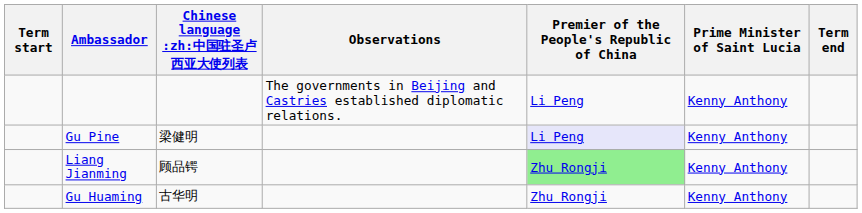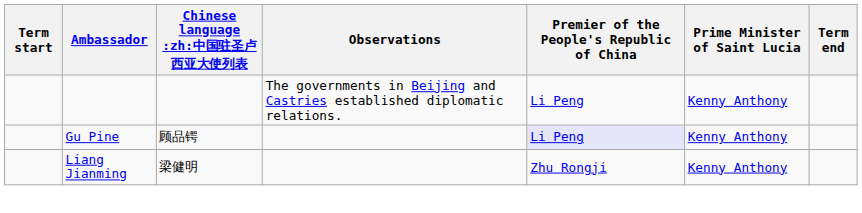(178, 137) 梁健明 -> (178, 137) 顾品锷
(178, 166) 顾品锷 -> (178, 166) 梁健明
(569, 167) lightgreen background -> (569, 167) no background
- row: (104, 196)
